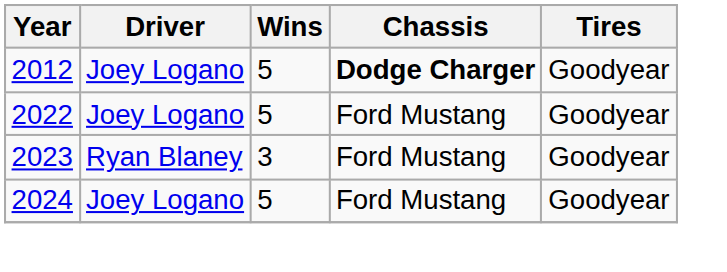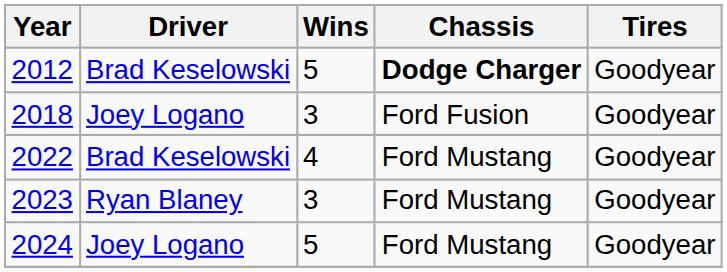(165, 70) Joey Logano -> (188, 70) Brad Keselowski
+ row: (42, 113)
(165, 113) Joey Logano -> (188, 157) Brad Keselowski
(265, 113) 5 -> (311, 157) 4
